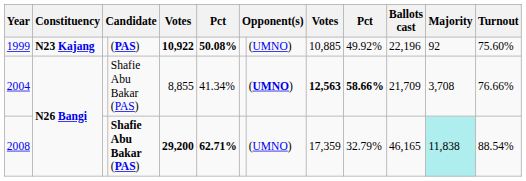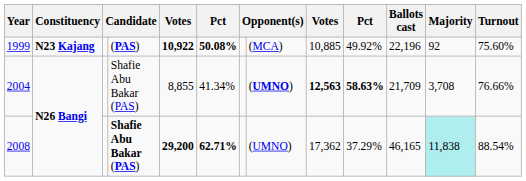(270, 46) (UMNO) -> (266, 46) (MCA)
(365, 86) 58.66% -> (365, 86) 58.63%
(325, 146) 17,359 -> (325, 146) 17,362
(364, 146) 32.79% -> (364, 146) 37.29%
